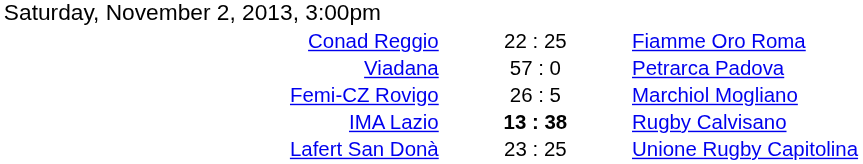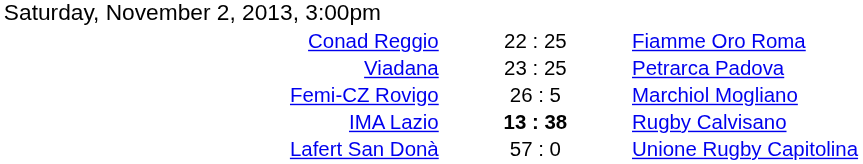(535, 68) 57 : 0 -> (535, 68) 23 : 25
(535, 149) 23 : 25 -> (535, 149) 57 : 0
